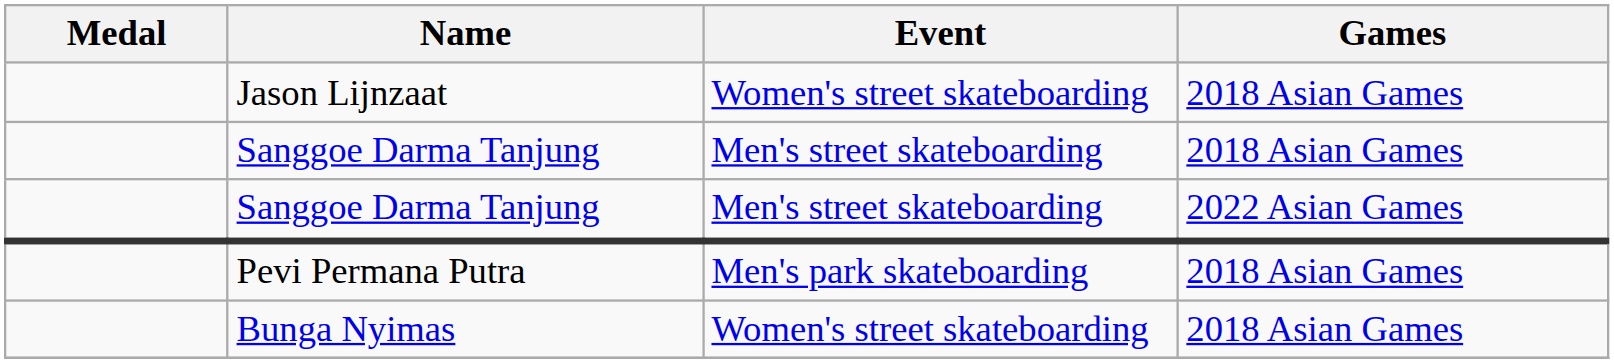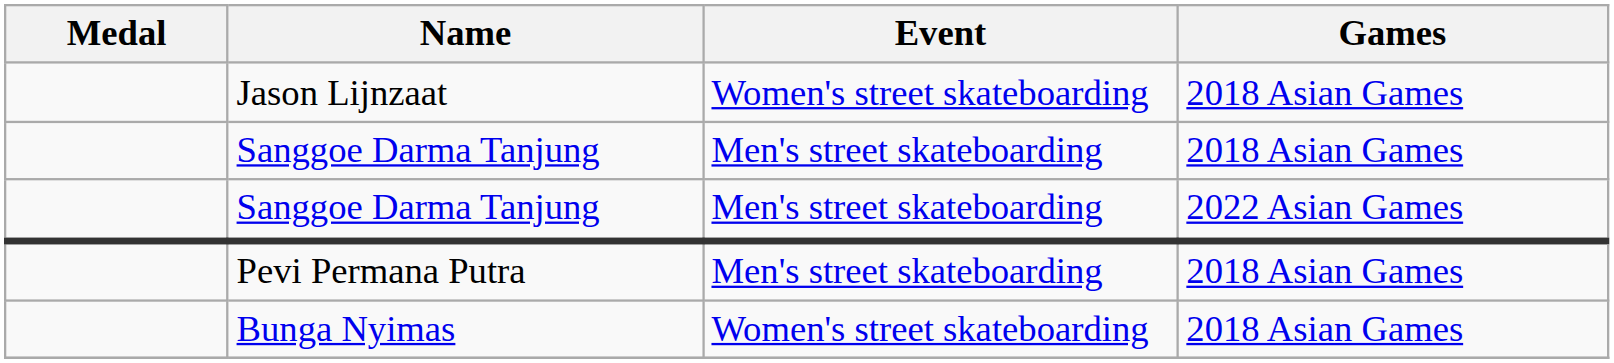(900, 270) Men's park skateboarding -> (907, 270) Men's street skateboarding
